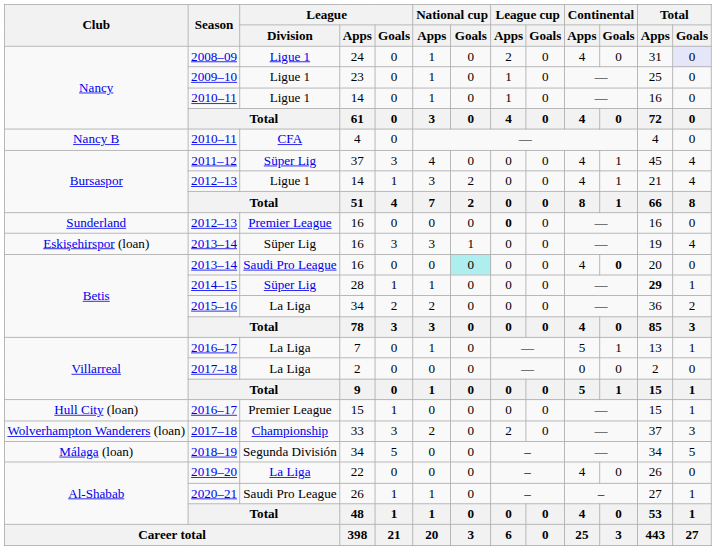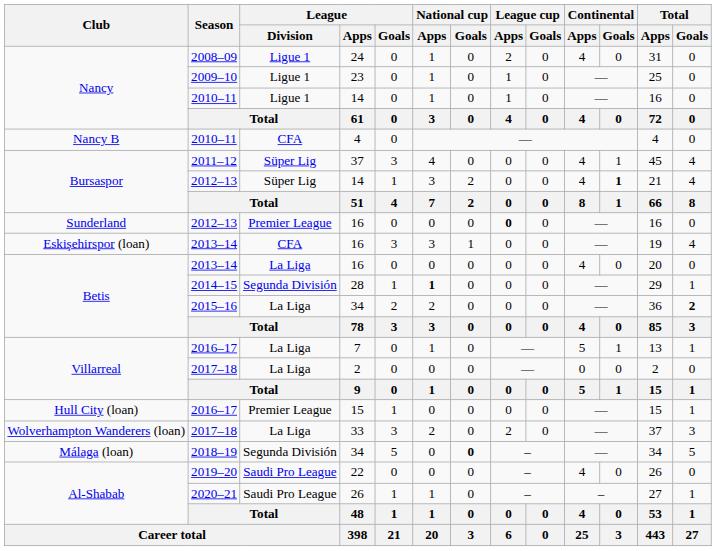(692, 56) lavender background -> (692, 56) no background
(290, 181) Ligue 1 -> (290, 181) Süper Lig
(619, 181) normal -> (619, 181) bold
(290, 243) Süper Lig -> (290, 243) CFA
(290, 264) Saudi Pro League -> (290, 264) La Liga
(471, 264) paleturquoise background -> (471, 264) no background
(619, 264) bold -> (619, 264) normal
(290, 285) Süper Lig -> (290, 285) Segunda División
(432, 285) normal -> (432, 285) bold
(655, 285) bold -> (655, 285) normal
(692, 306) normal -> (692, 306) bold
(290, 431) Championship -> (290, 431) La Liga
(471, 451) normal -> (471, 451) bold
(290, 472) La Liga -> (290, 472) Saudi Pro League
